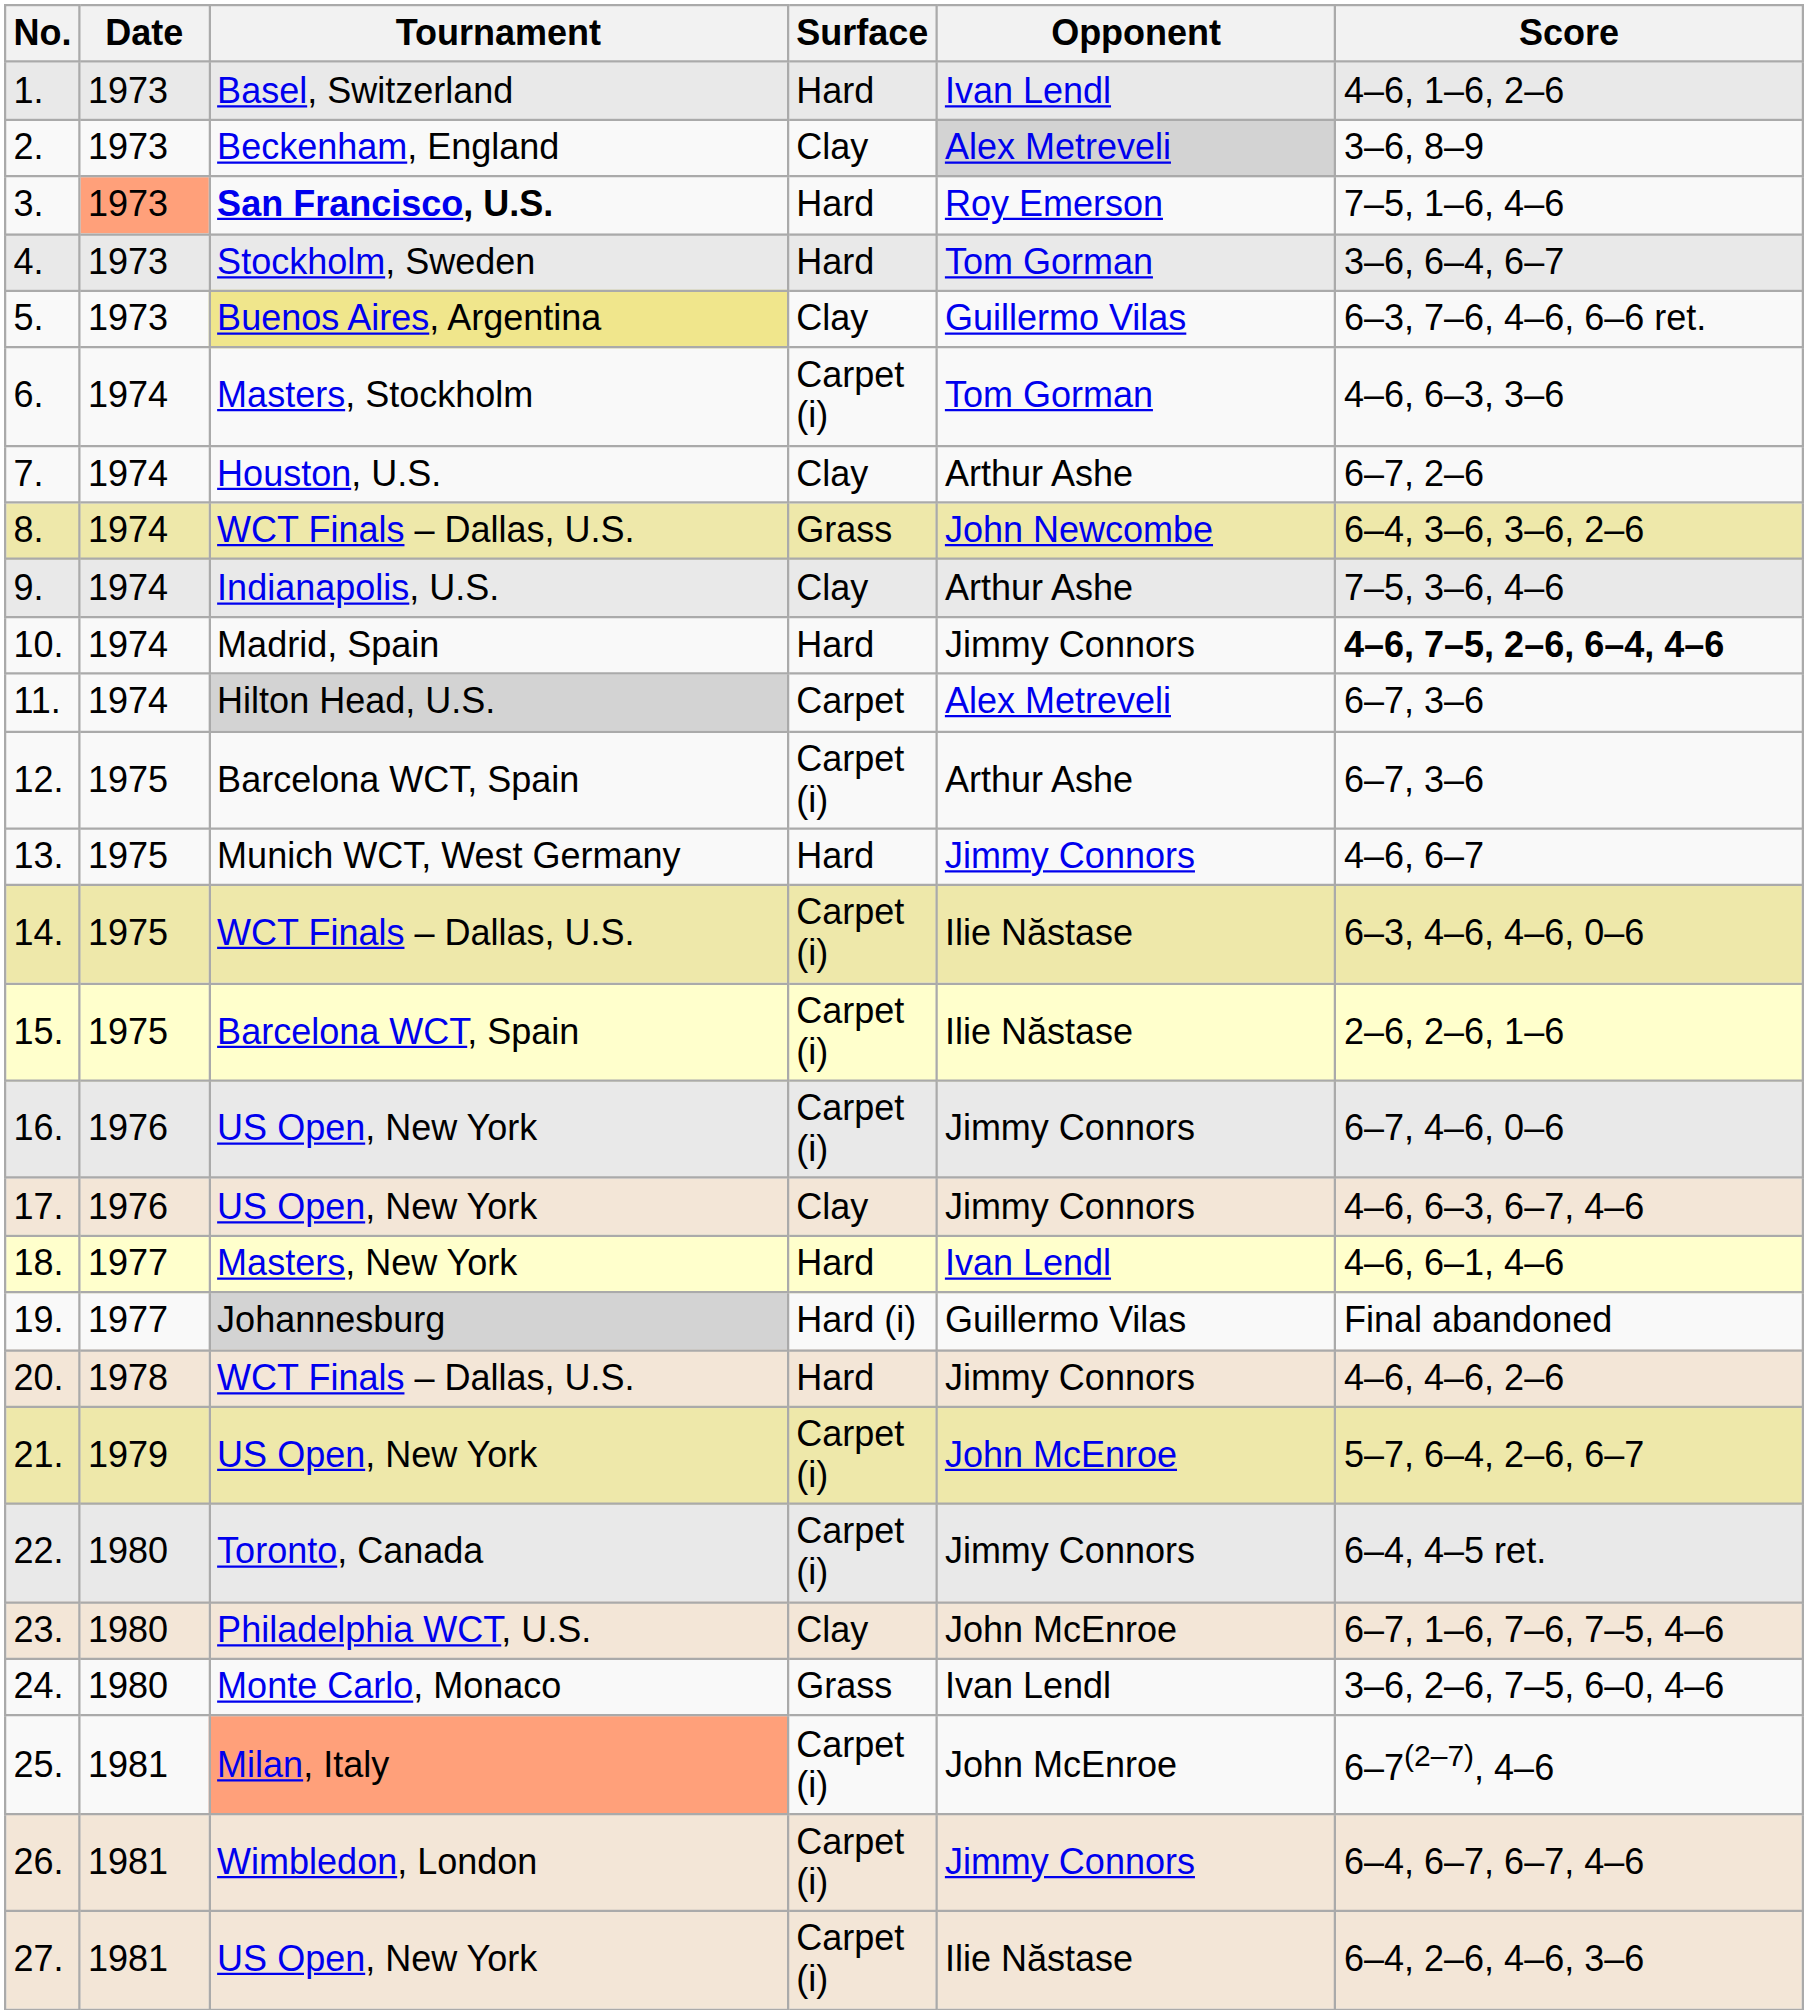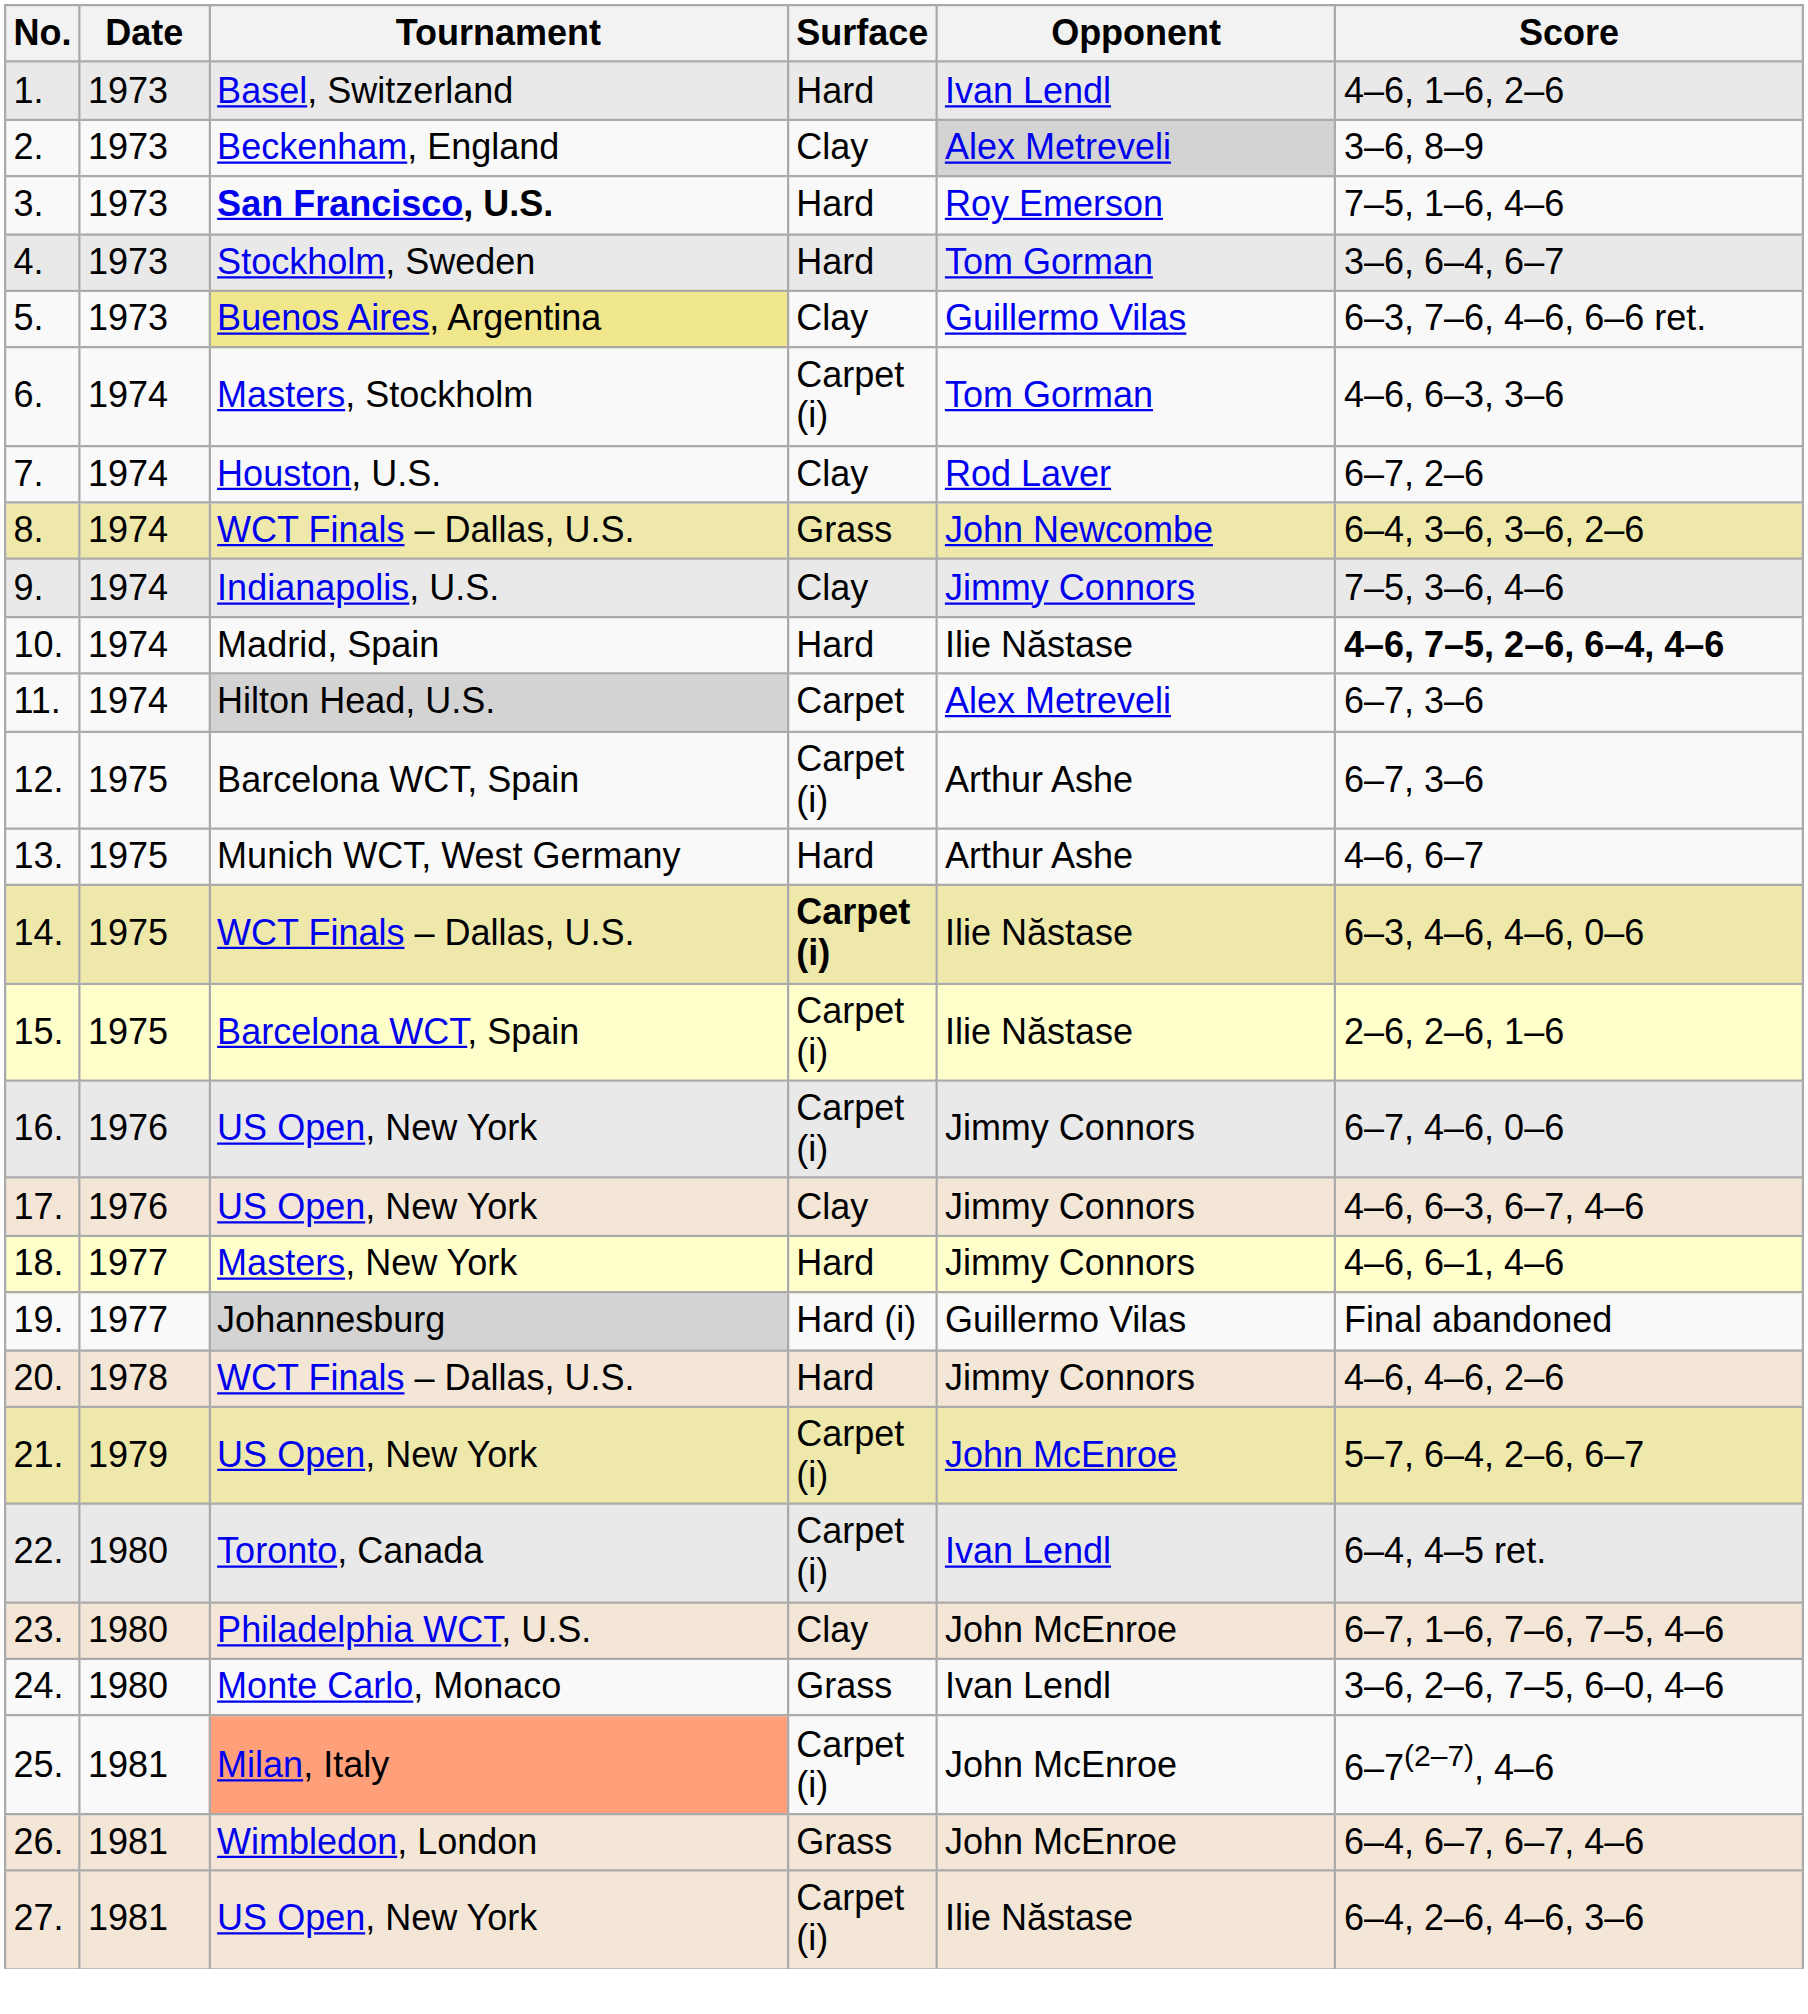(128, 204) lightsalmon background -> (128, 204) no background
(1039, 473) Arthur Ashe -> (1028, 473) Rod Laver
(1039, 587) Arthur Ashe -> (1070, 587) Jimmy Connors
(1070, 644) Jimmy Connors -> (1039, 644) Ilie Năstase
(1070, 856) Jimmy Connors -> (1039, 856) Arthur Ashe
(850, 933) normal -> (853, 933) bold
(1028, 1263) Ivan Lendl -> (1070, 1263) Jimmy Connors
(1070, 1552) Jimmy Connors -> (1028, 1552) Ivan Lendl
(850, 1861) Carpet (i) -> (844, 1841) Grass
(1070, 1861) Jimmy Connors -> (1061, 1841) John McEnroe
